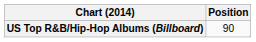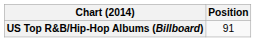(228, 28) 90 -> (228, 28) 91
